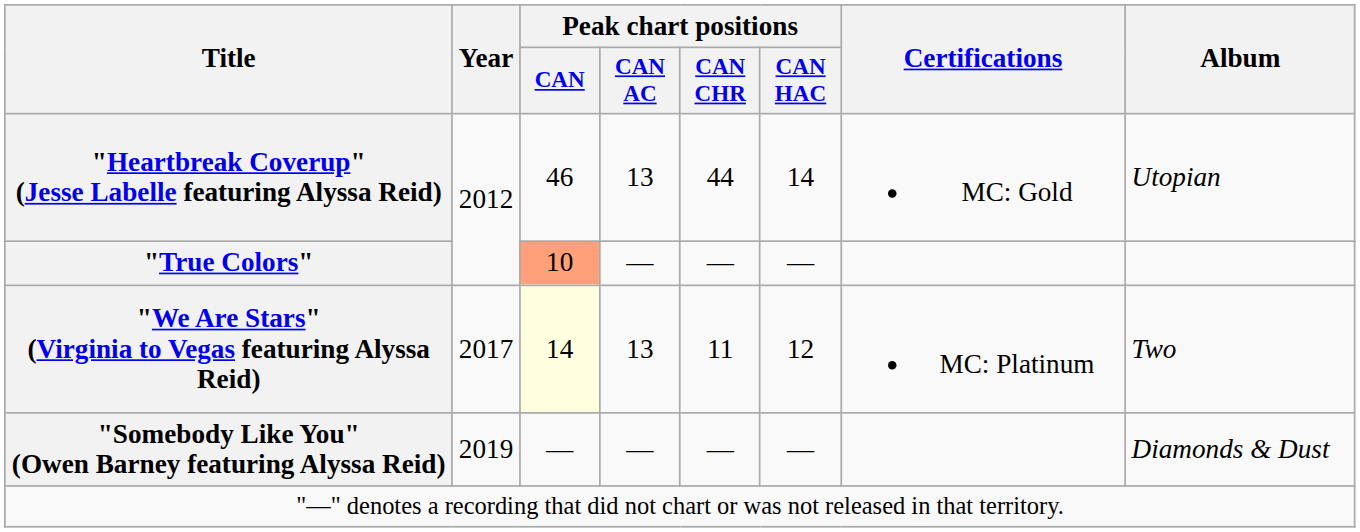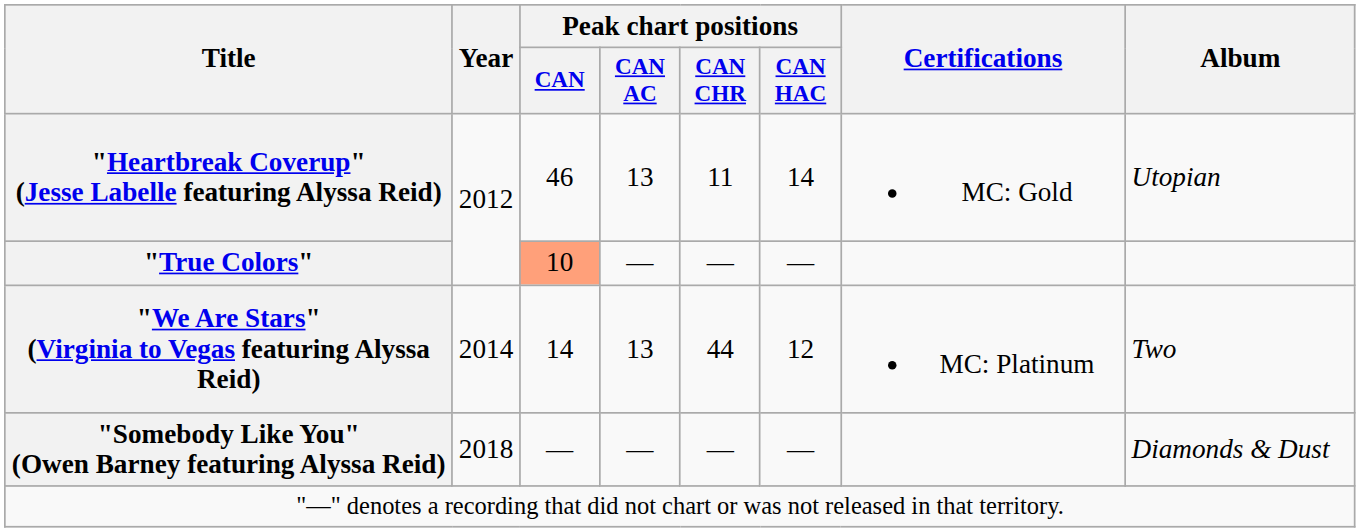(720, 177) 44 -> (720, 177) 11
(486, 348) 2017 -> (486, 348) 2014
(560, 348) lightyellow background -> (560, 348) no background
(720, 348) 11 -> (720, 348) 44
(486, 449) 2019 -> (486, 449) 2018
